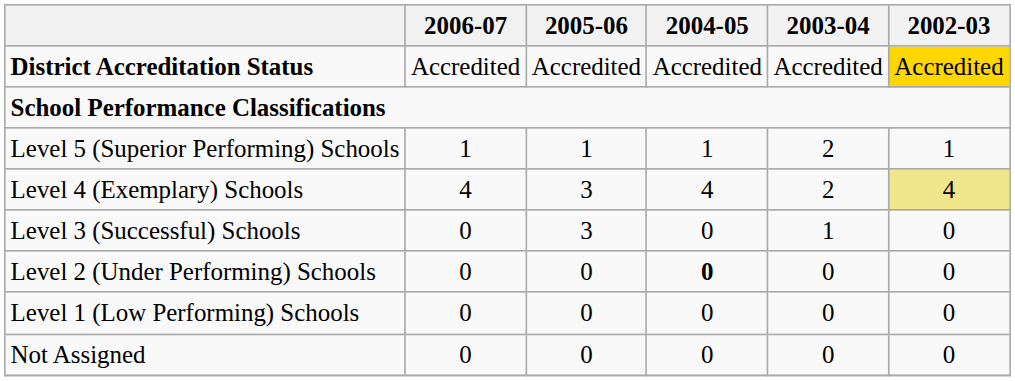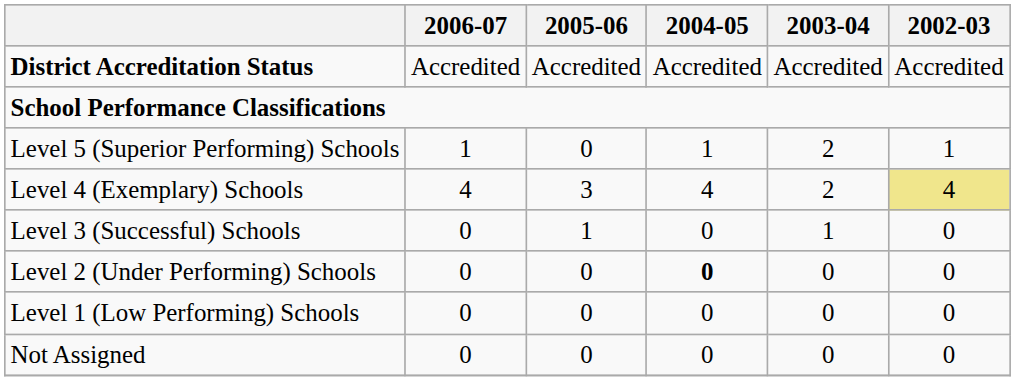(949, 66) gold background -> (949, 66) no background
(586, 148) 1 -> (586, 148) 0
(586, 230) 3 -> (586, 230) 1
